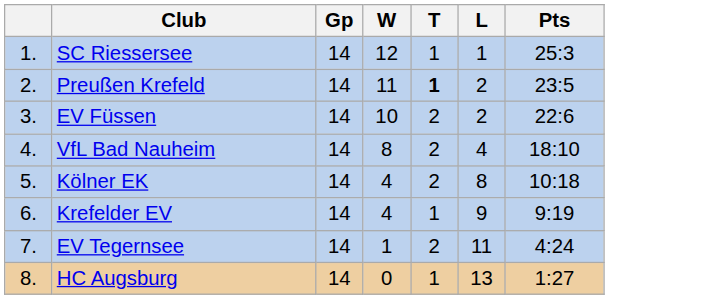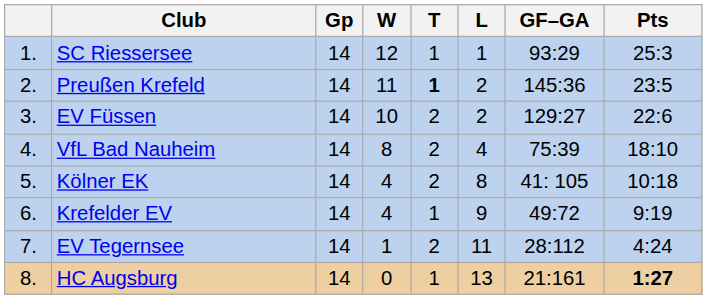+ column: (554, 20)
(554, 278) normal -> (653, 278) bold
